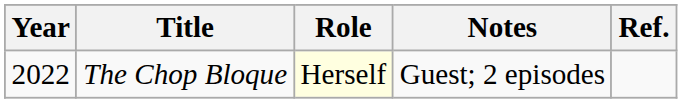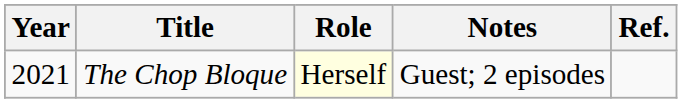(41, 73) 2022 -> (41, 73) 2021
